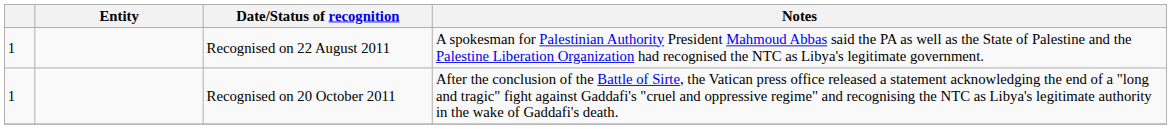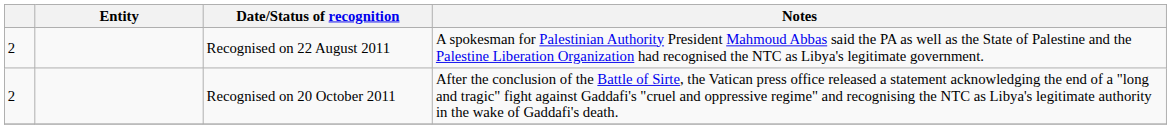(12, 47) 1 -> (12, 47) 2
(12, 95) 1 -> (12, 95) 2
